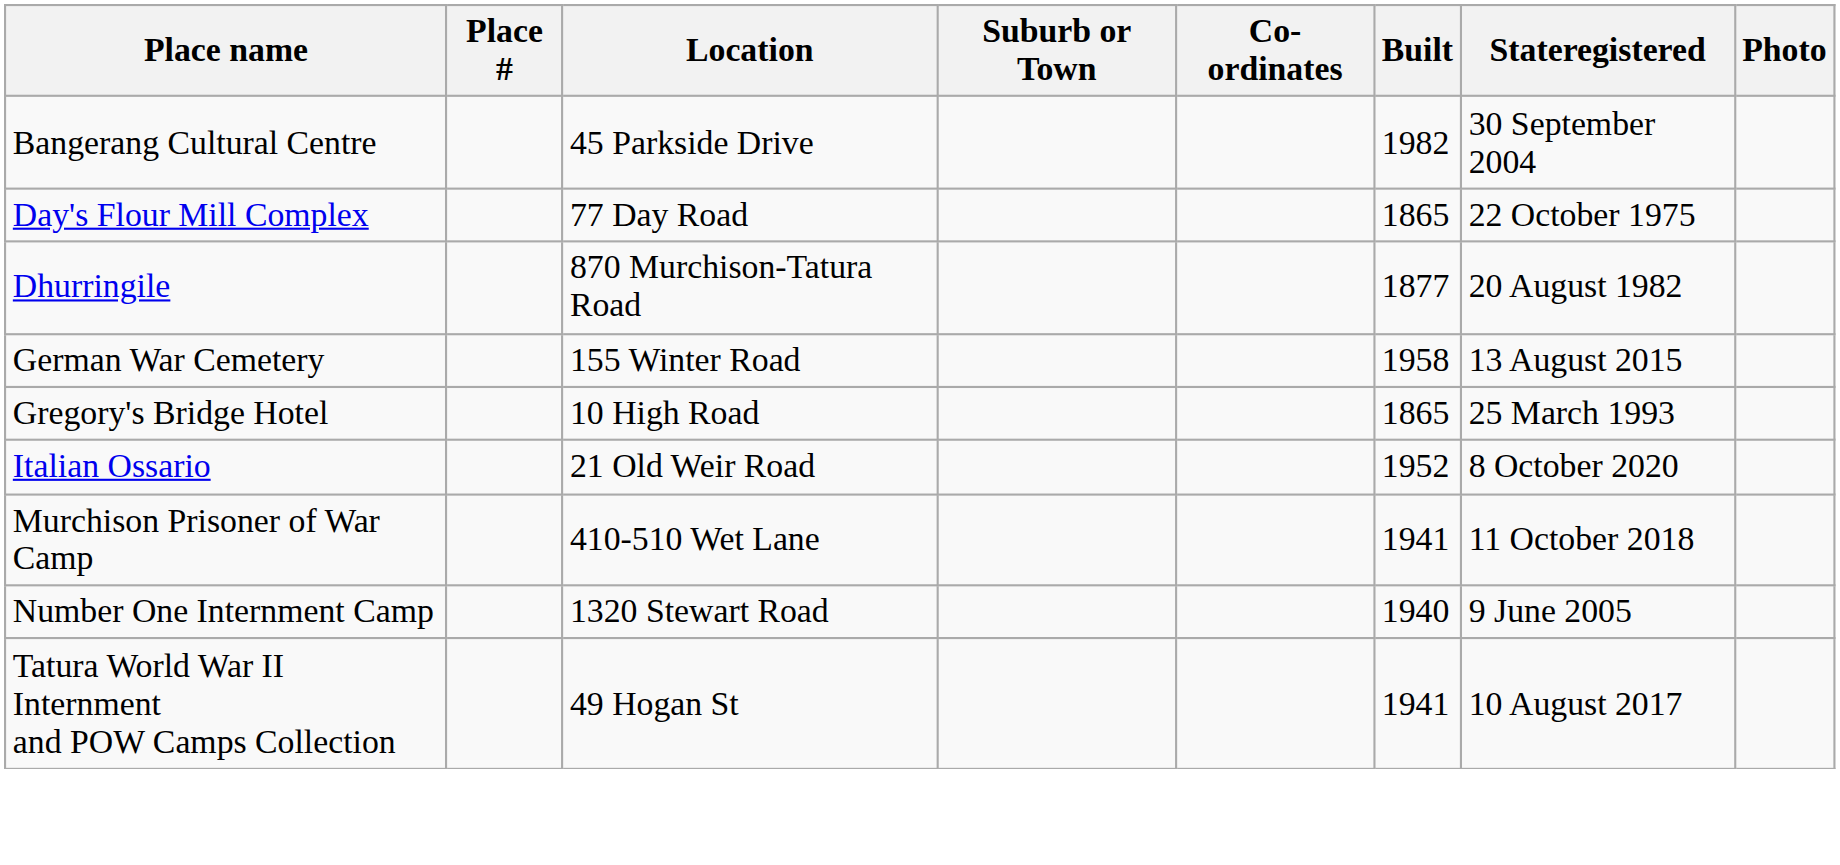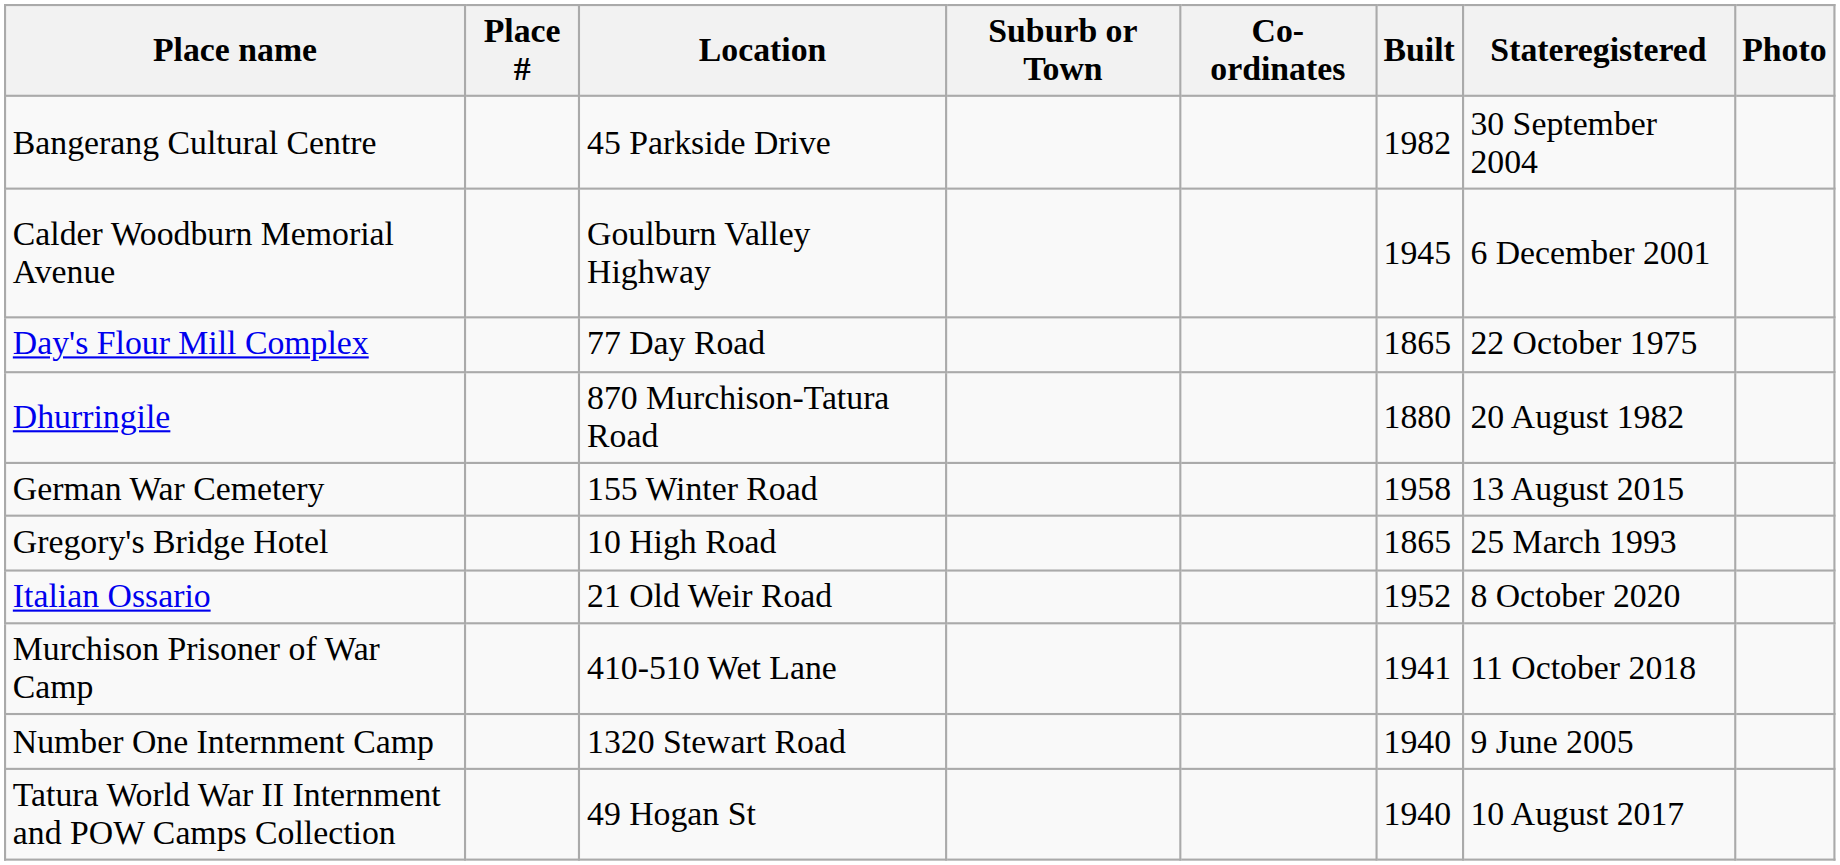+ row: (203, 252)
(1416, 286) 1877 -> (1417, 416) 1880
(1416, 703) 1941 -> (1417, 813) 1940
